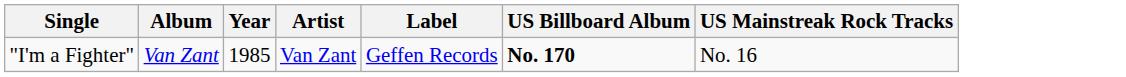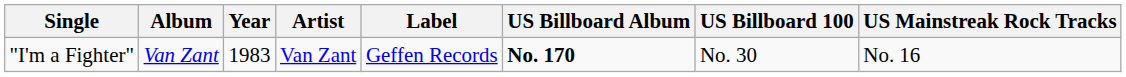+ column: (777, 21)
(249, 54) 1985 -> (249, 54) 1983
